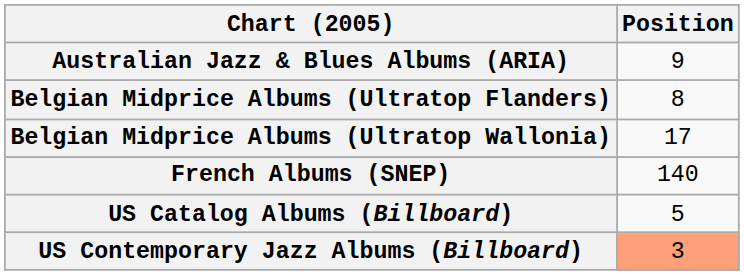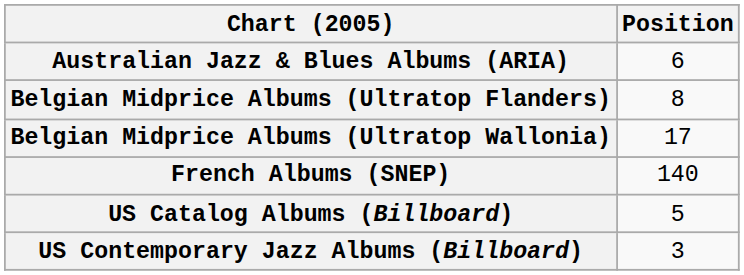(678, 62) 9 -> (678, 62) 6
(678, 251) lightsalmon background -> (678, 251) no background
